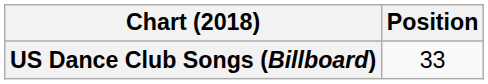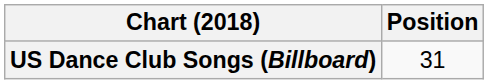(433, 59) 33 -> (433, 59) 31
